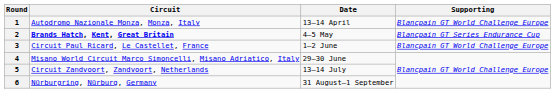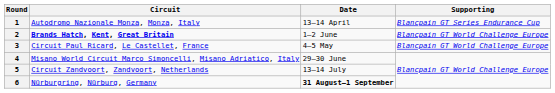(473, 22) Blancpain GT World Challenge Europe -> (468, 22) Blancpain GT Series Endurance Cup
(318, 34) 4–5 May -> (320, 34) 1–2 June
(468, 34) Blancpain GT Series Endurance Cup -> (473, 34) Blancpain GT World Challenge Europe
(320, 46) 1–2 June -> (318, 46) 4–5 May
(348, 82) normal -> (348, 82) bold
